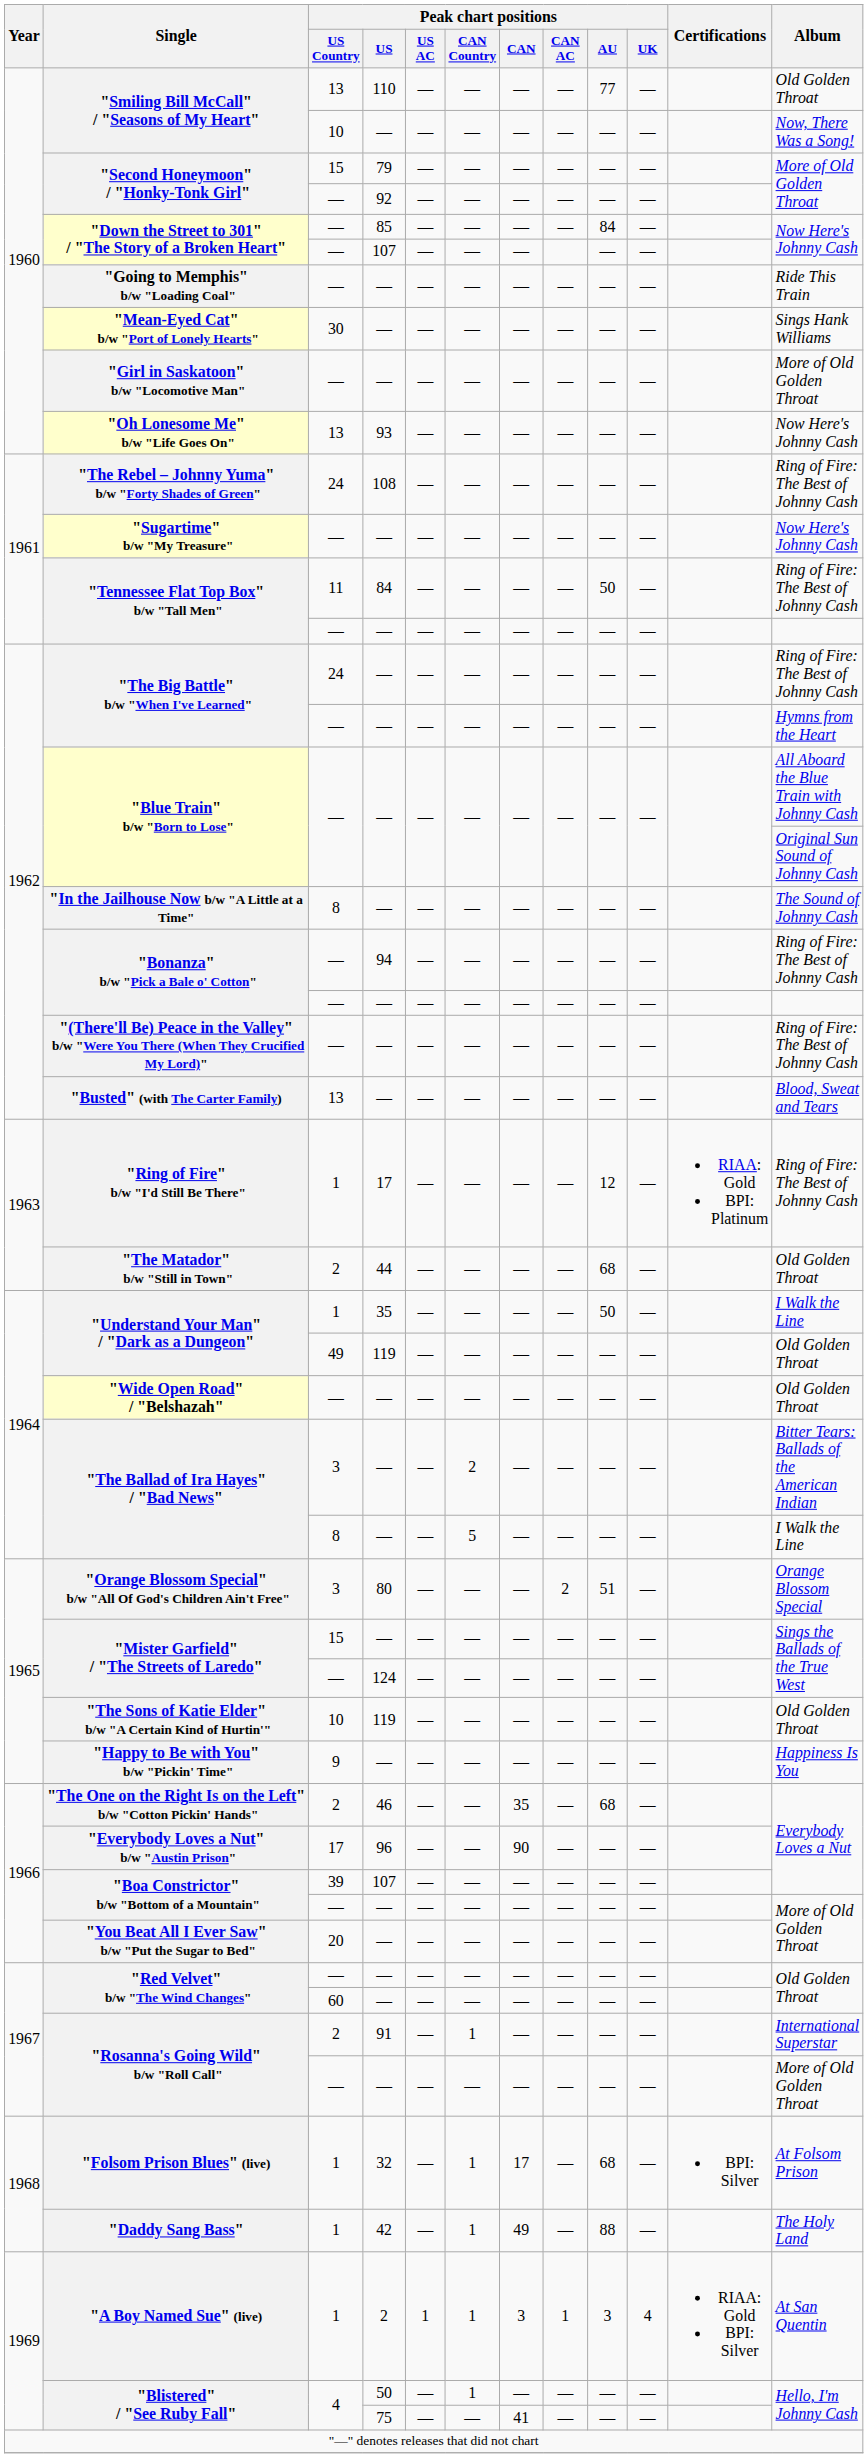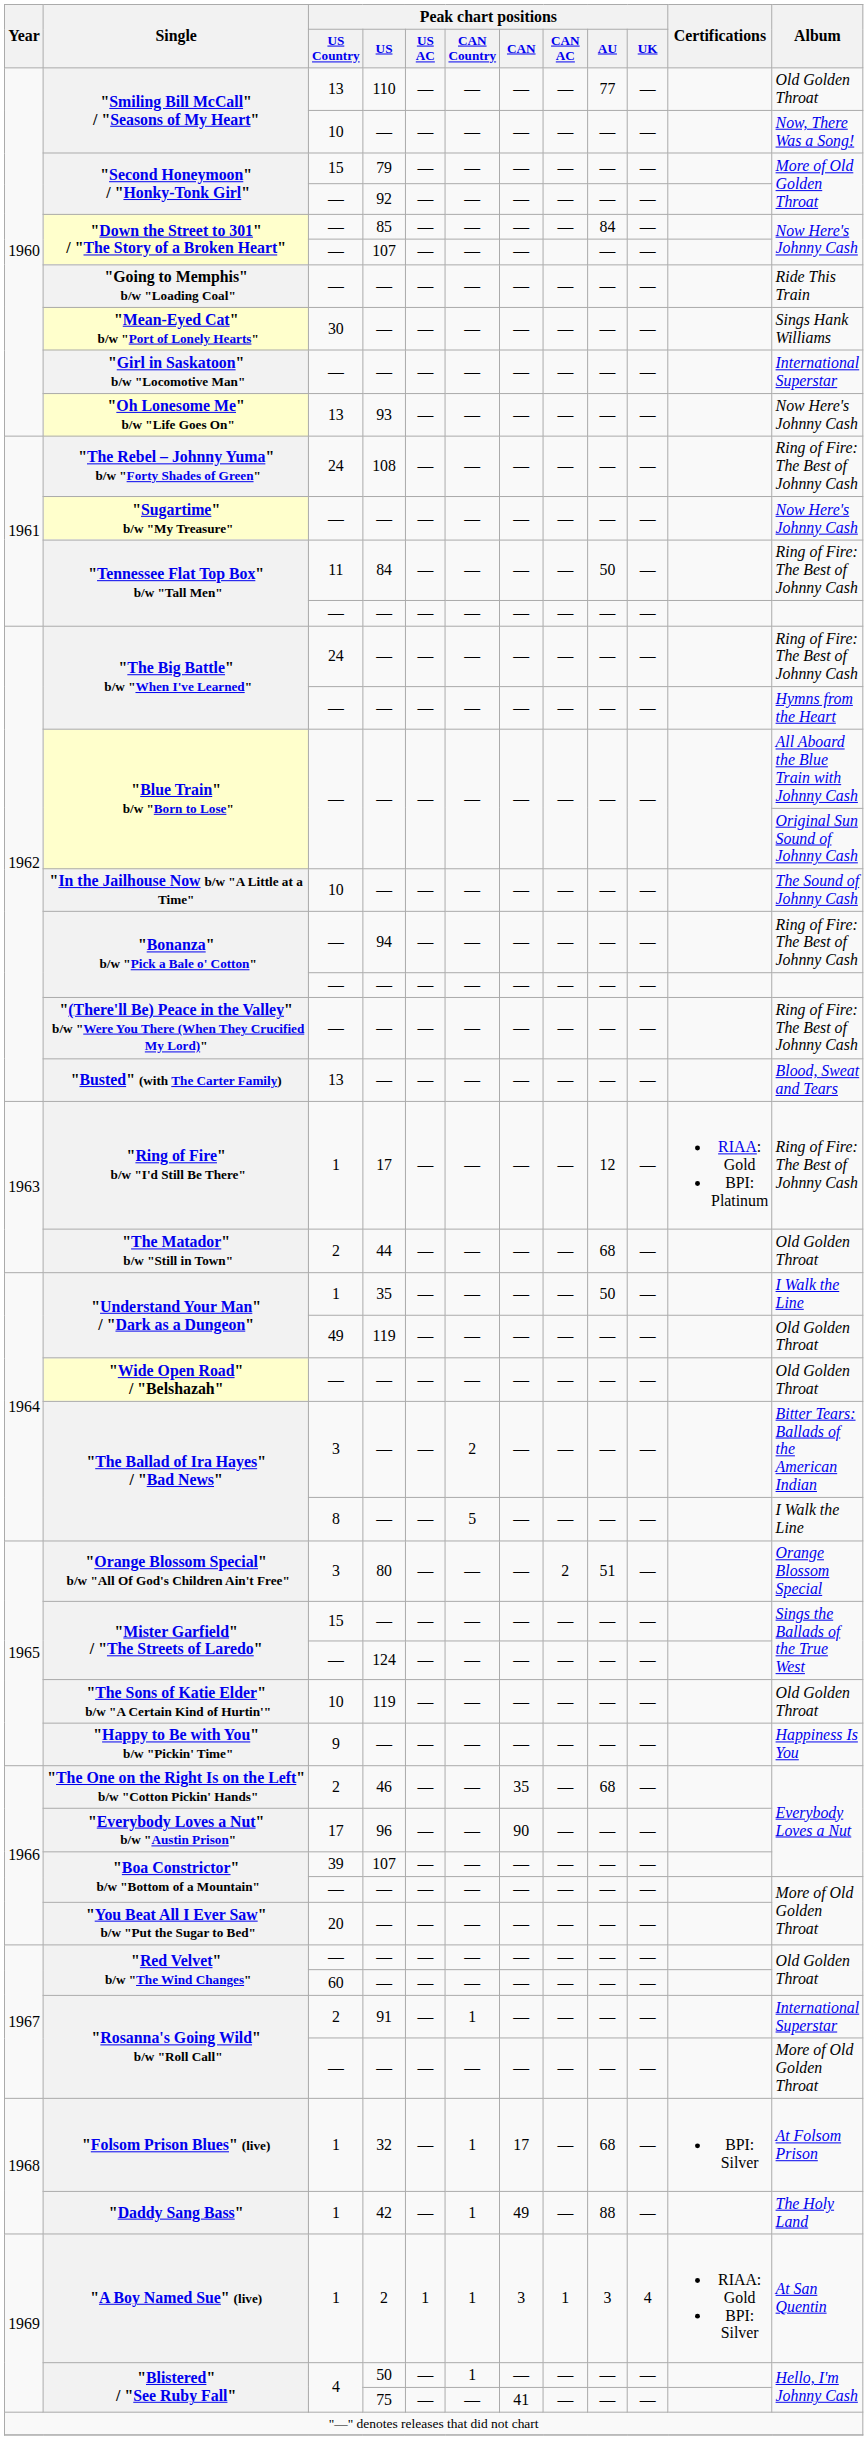(814, 380) More of Old Golden Throat -> (817, 371) International Superstar
(336, 908) 8 -> (336, 890) 10
